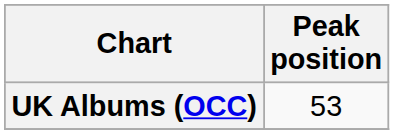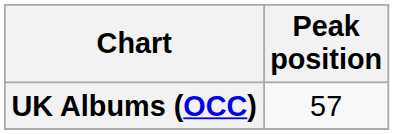(326, 105) 53 -> (326, 105) 57
